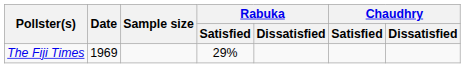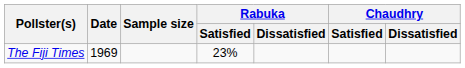(225, 53) 29% -> (225, 53) 23%
